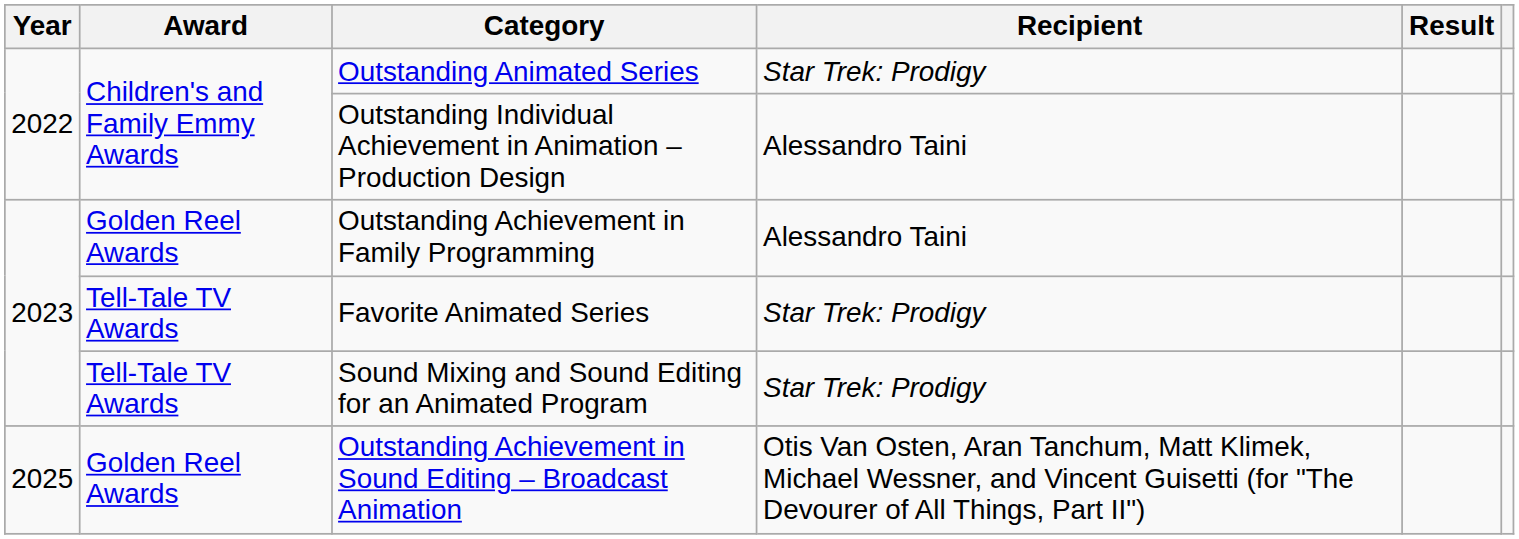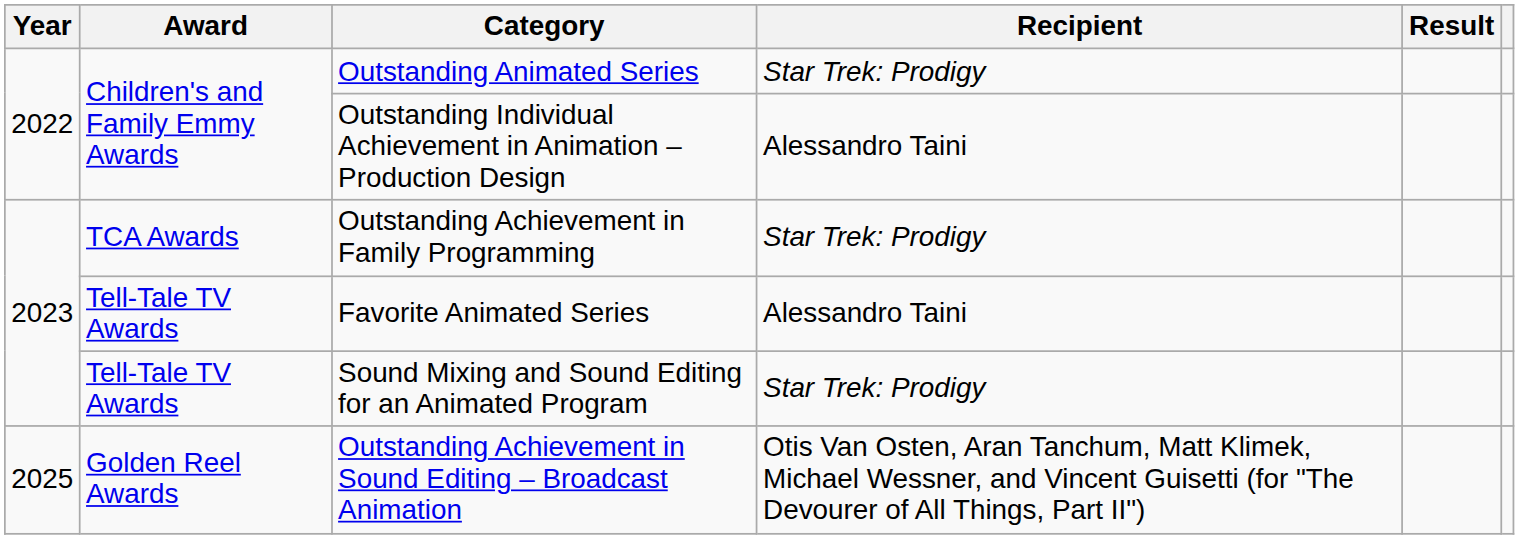(163, 237) Golden Reel Awards -> (162, 237) TCA Awards
(865, 237) Alessandro Taini -> (874, 237) Star Trek: Prodigy
(874, 312) Star Trek: Prodigy -> (865, 312) Alessandro Taini
